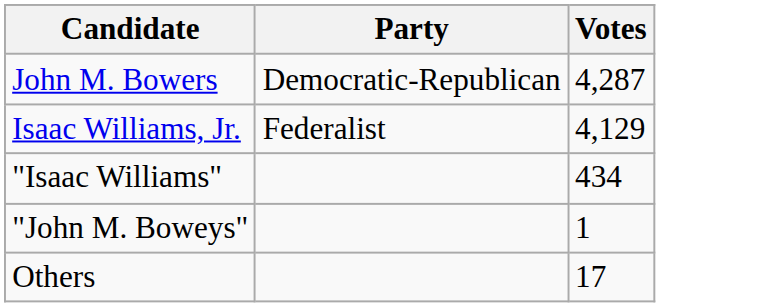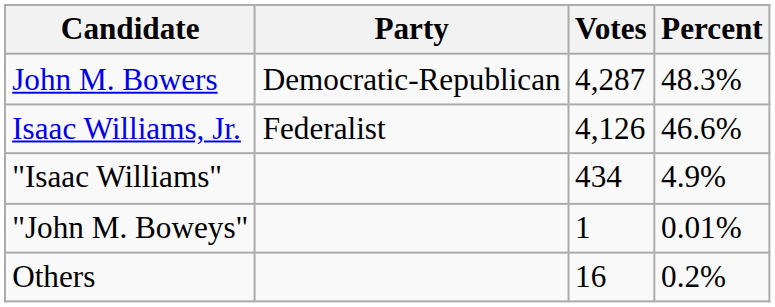+ column: (712, 29)
(610, 128) 4,129 -> (610, 128) 4,126
(591, 276) 17 -> (591, 276) 16
